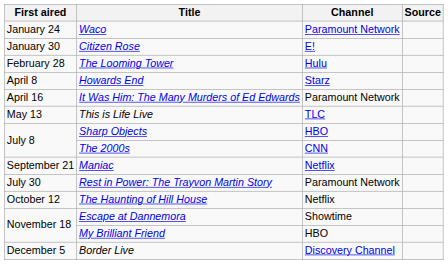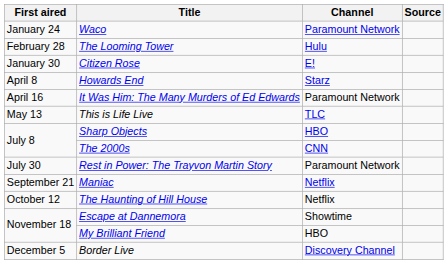rows swapped: (109, 47) <-> (126, 64)
rows swapped: (176, 183) <-> (96, 166)
